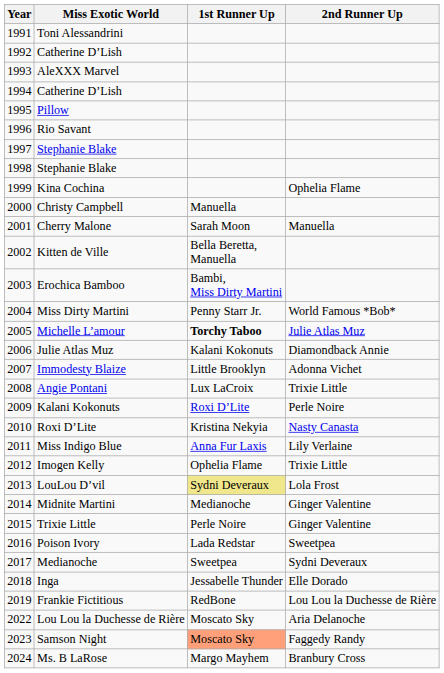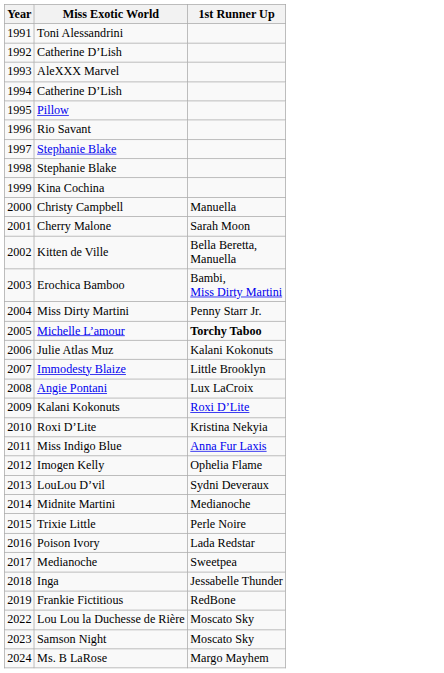- column: (362, 14)
(230, 485) khaki background -> (230, 485) no background
(222, 639) lightsalmon background -> (222, 639) no background
